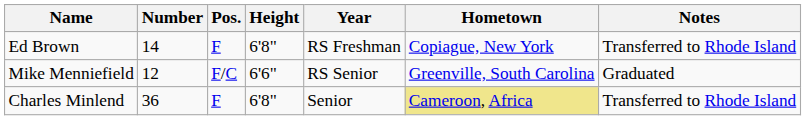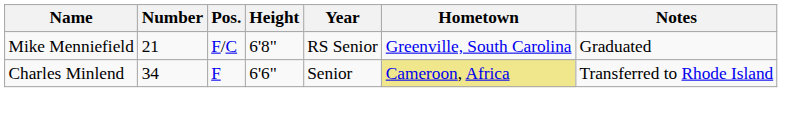- row: (44, 45)
(150, 73) 12 -> (150, 45) 21
(263, 73) 6'6" -> (263, 45) 6'8"
(150, 100) 36 -> (150, 73) 34
(263, 100) 6'8" -> (263, 73) 6'6"
